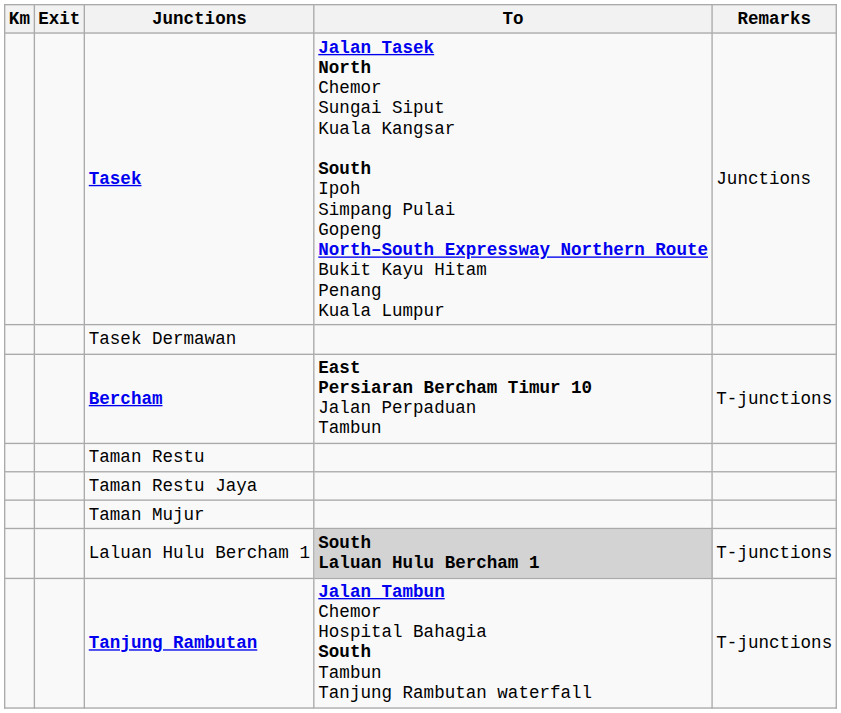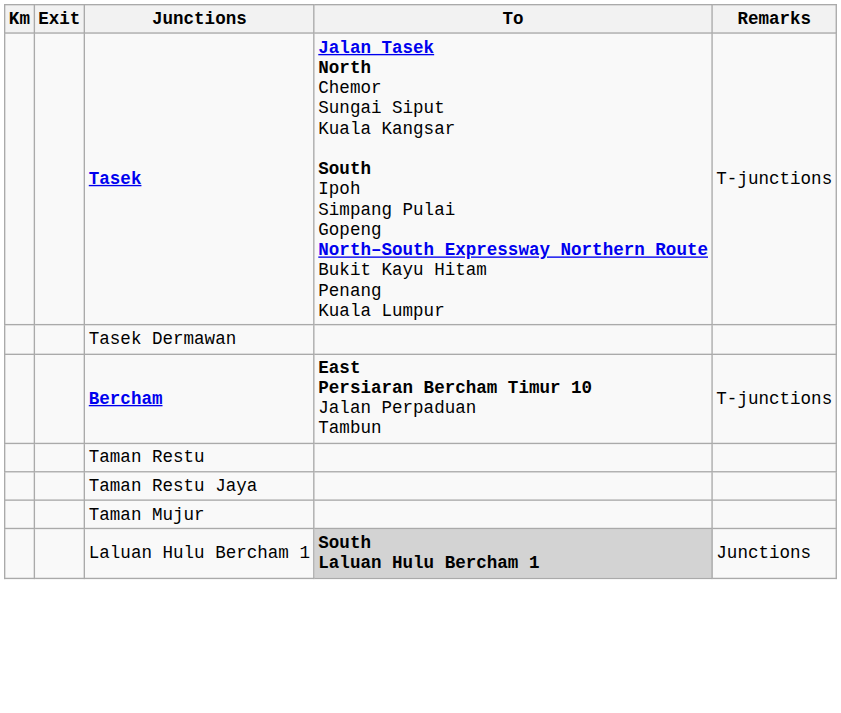(764, 179) Junctions -> (774, 179) T-junctions
(774, 553) T-junctions -> (764, 553) Junctions
- row: (173, 643)
